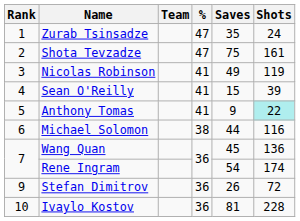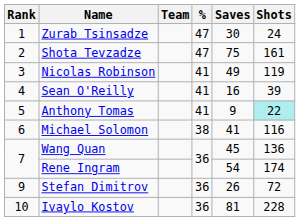(233, 33) 35 -> (233, 33) 30
(233, 91) 15 -> (233, 91) 16
(233, 130) 44 -> (233, 130) 41
